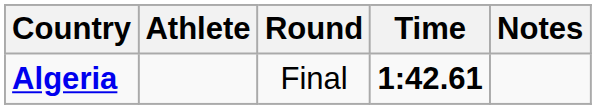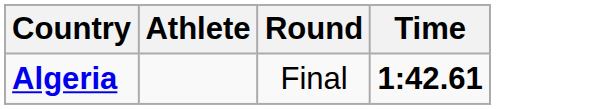- column: (540, 29)
